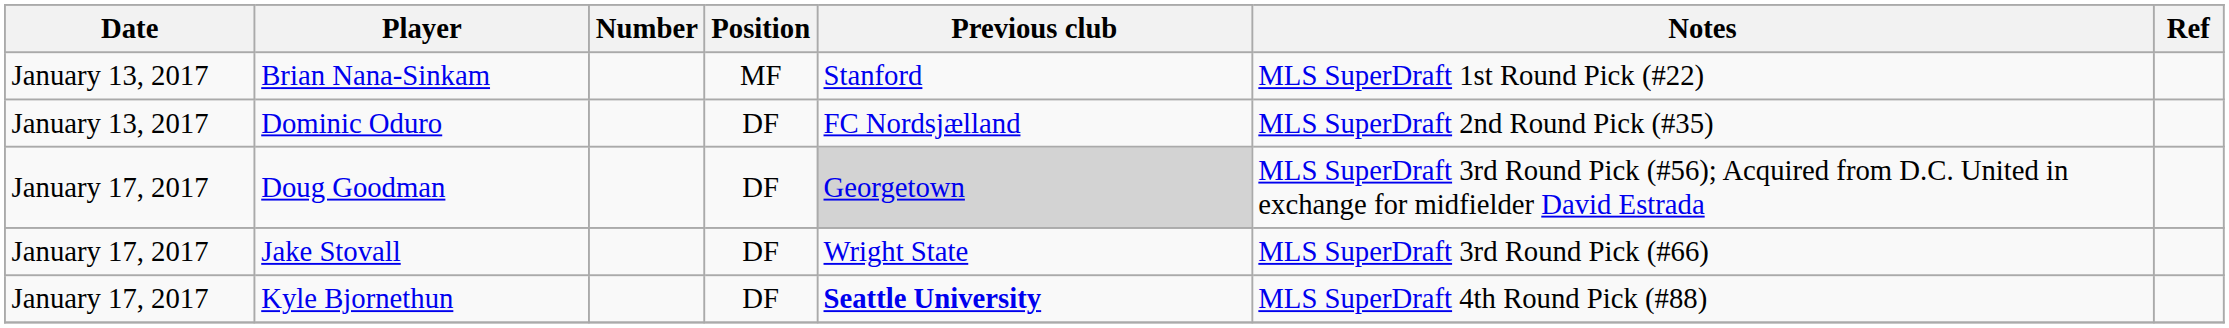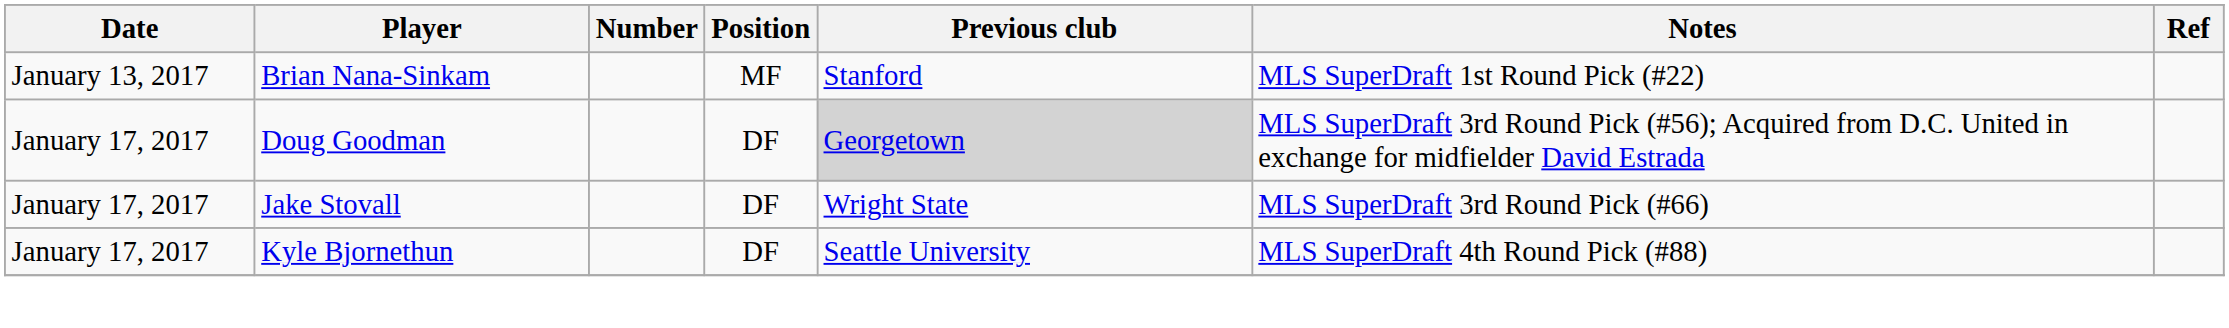- row: (352, 123)
(932, 299) bold -> (927, 251) normal
